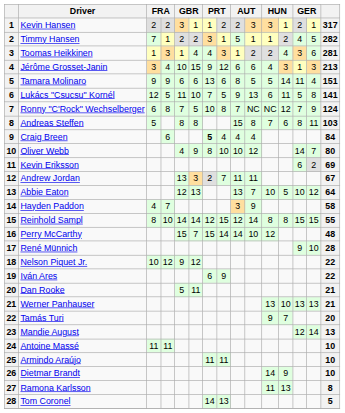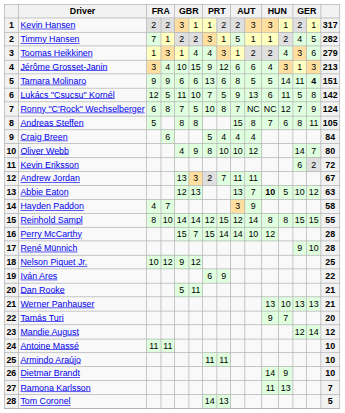(330, 53) 281 -> (330, 53) 279
(314, 81) normal -> (314, 81) bold
(330, 94) 141 -> (330, 94) 142
(330, 122) 103 -> (330, 122) 105
(210, 136) bold -> (210, 136) normal
(330, 164) 69 -> (330, 164) 72
(270, 192) normal -> (270, 192) bold
(330, 192) 64 -> (330, 192) 63
(330, 234) 48 -> (330, 234) 28
(330, 262) 22 -> (330, 262) 25
(330, 331) 13 -> (330, 331) 12
(330, 387) 8 -> (330, 387) 7
